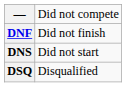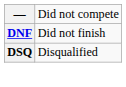- row: (20, 52)
